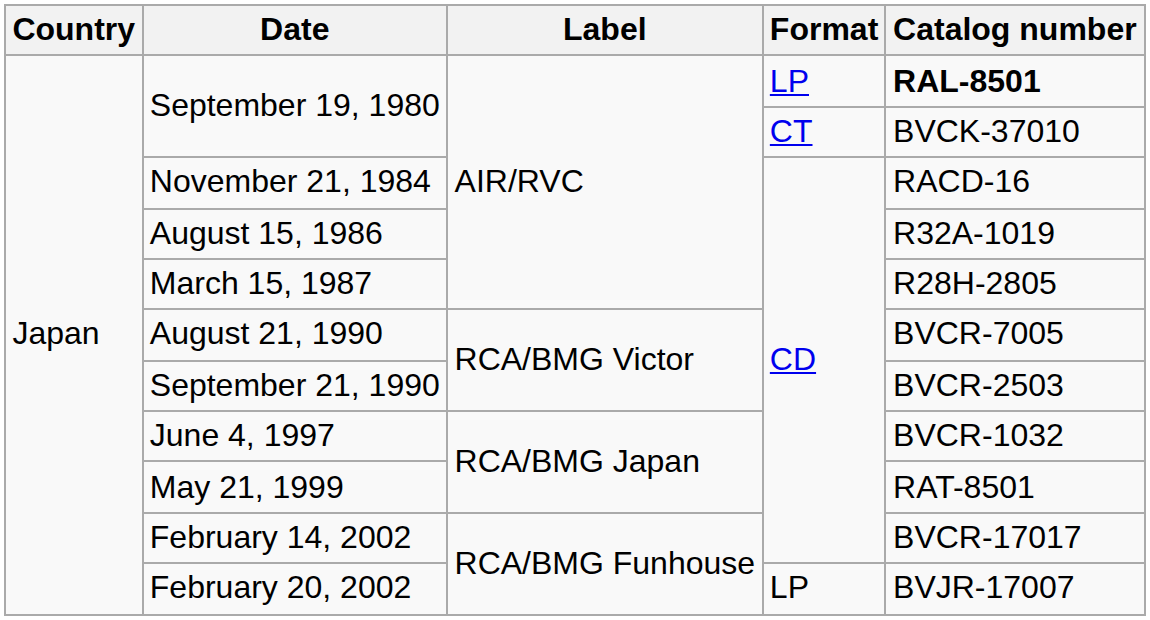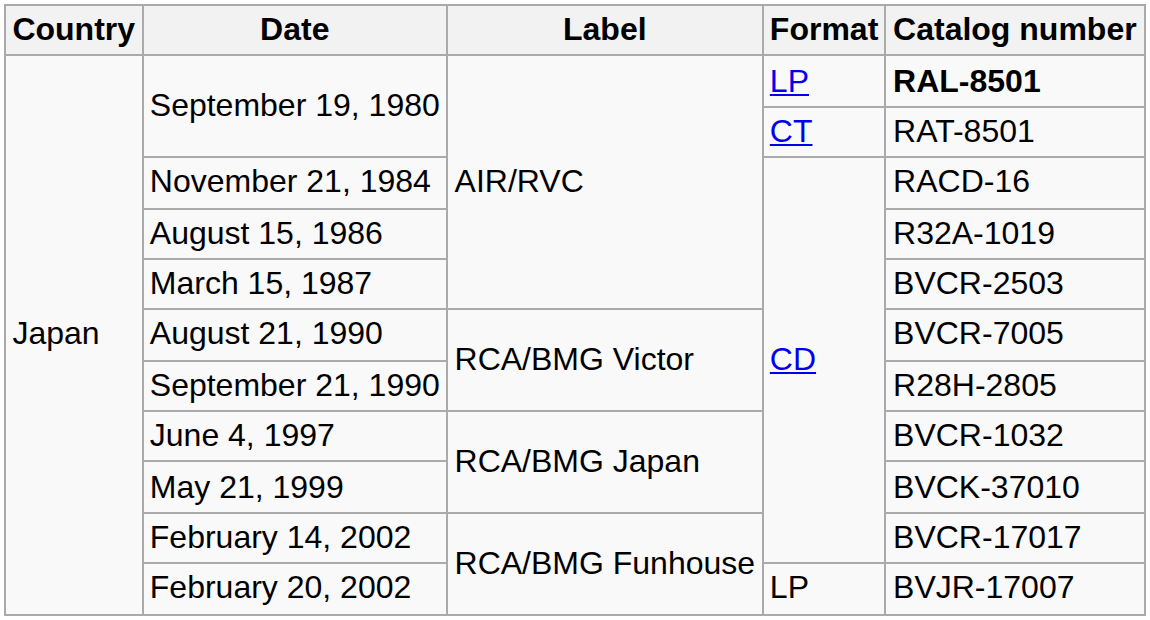(986, 131) BVCK-37010 -> (964, 131) RAT-8501
(975, 283) R28H-2805 -> (978, 283) BVCR-2503
(978, 385) BVCR-2503 -> (975, 385) R28H-2805
(964, 486) RAT-8501 -> (986, 486) BVCK-37010
